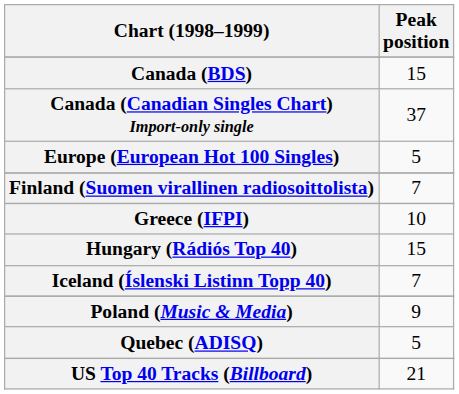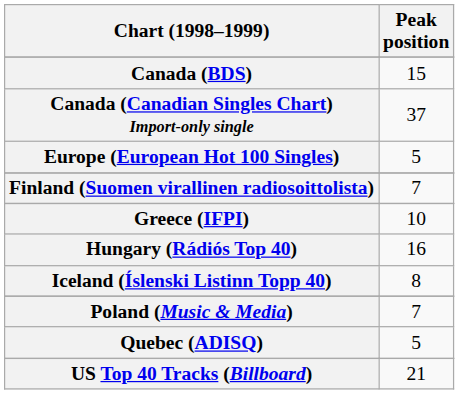(416, 249) 15 -> (416, 249) 16
(416, 280) 7 -> (416, 280) 8
(416, 311) 9 -> (416, 311) 7
